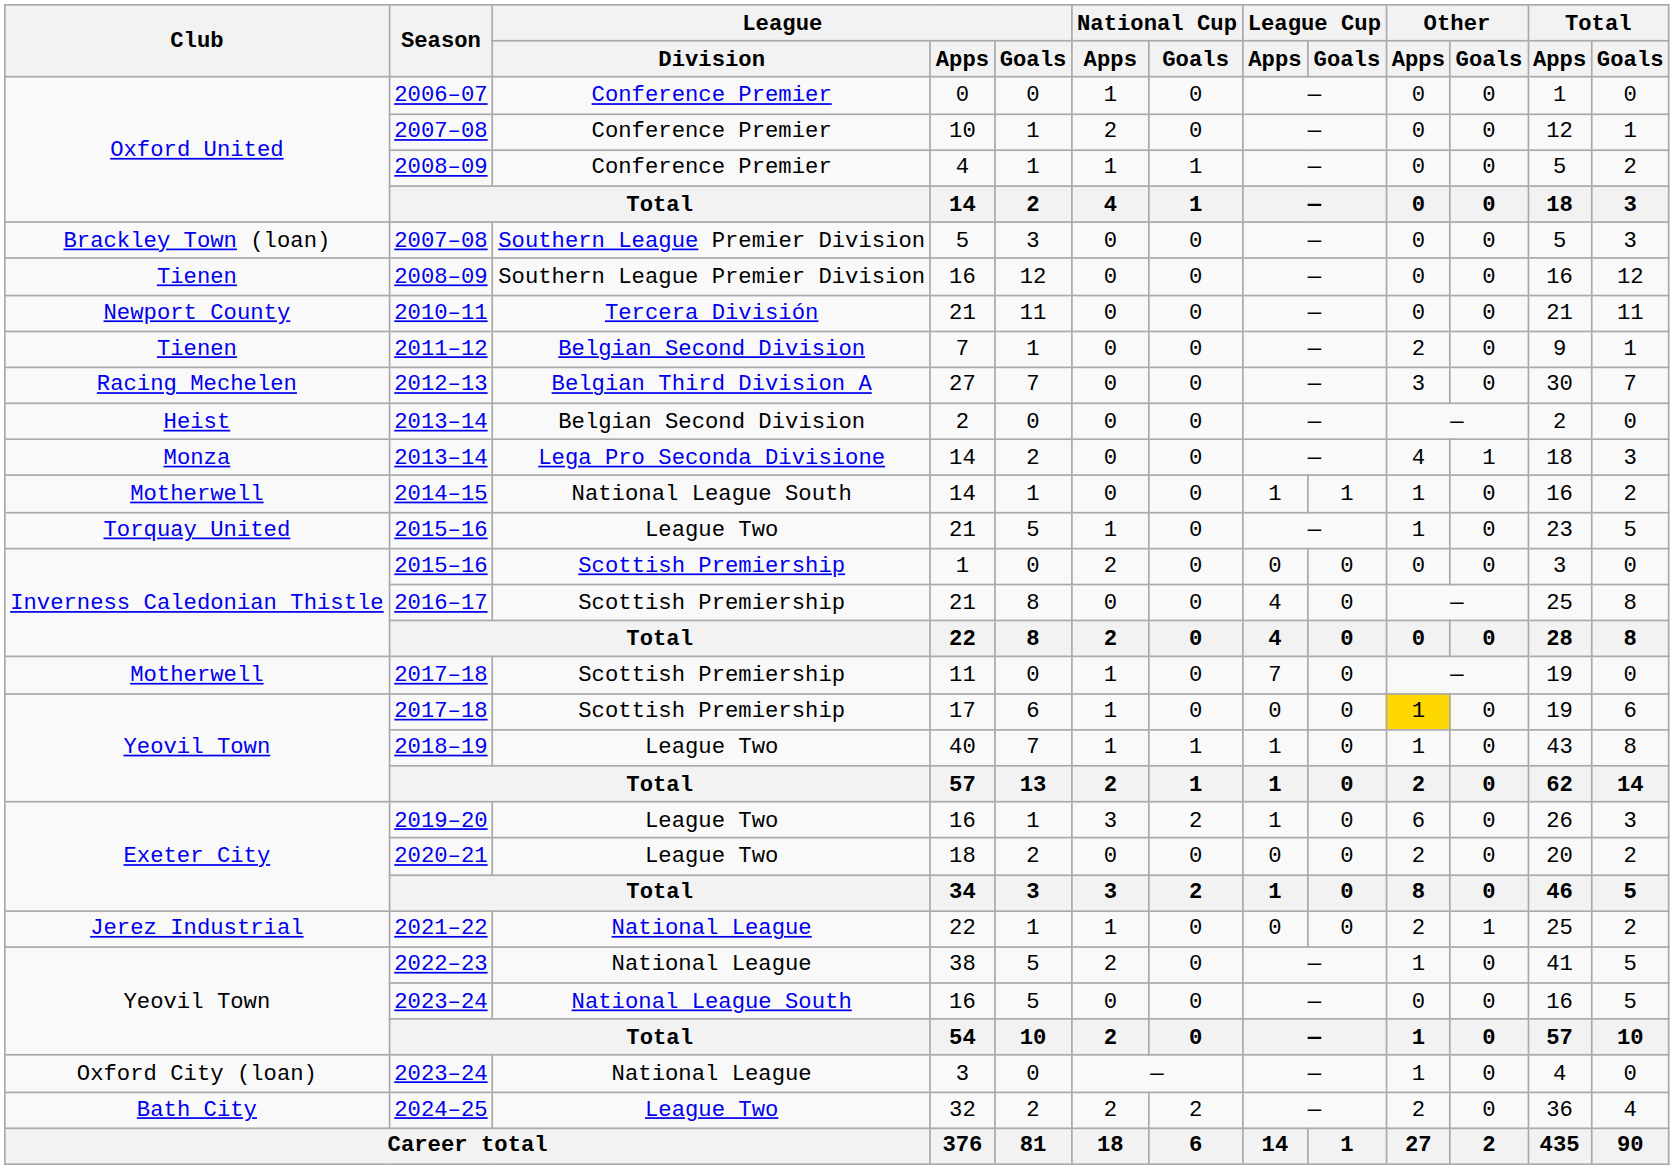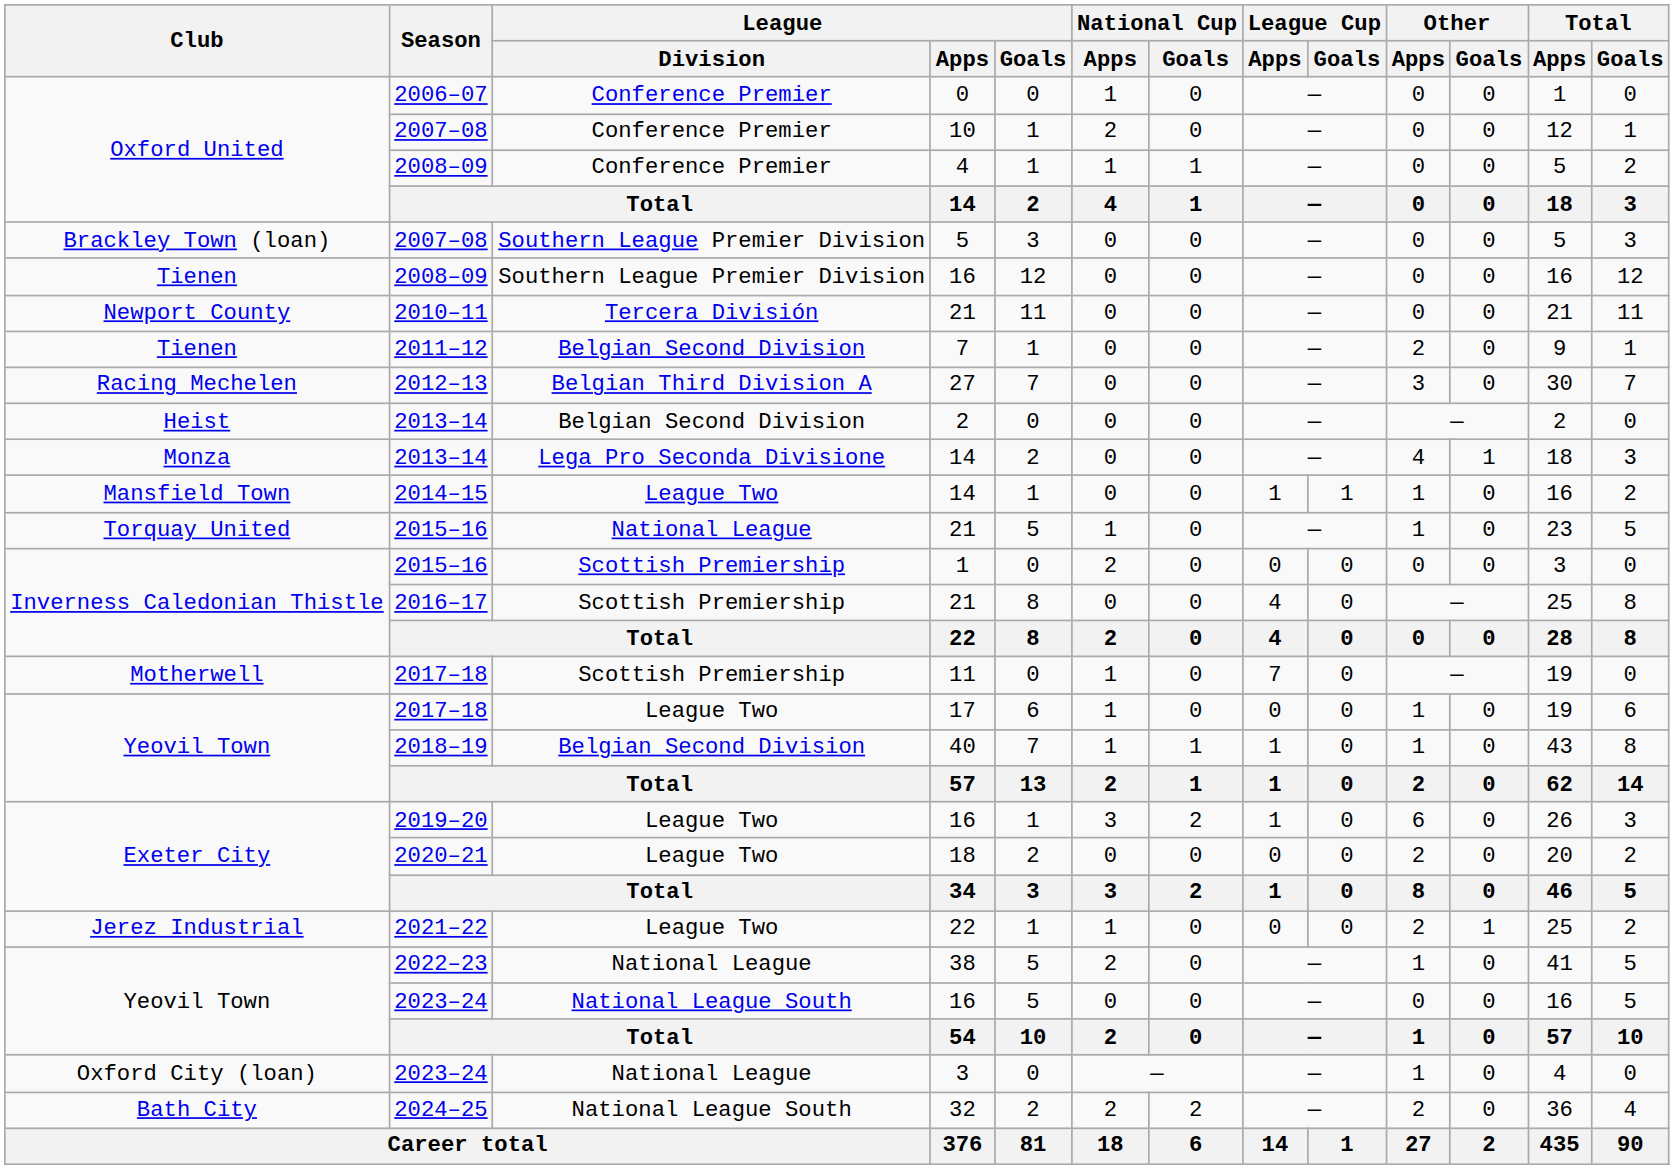(197, 494) Motherwell -> (197, 494) Mansfield Town
(712, 494) National League South -> (712, 494) League Two
(712, 530) League Two -> (712, 530) National League
(712, 711) Scottish Premiership -> (712, 711) League Two
(1418, 711) gold background -> (1418, 711) no background
(712, 748) League Two -> (712, 748) Belgian Second Division
(712, 929) National League -> (712, 929) League Two
(712, 1110) League Two -> (712, 1110) National League South
